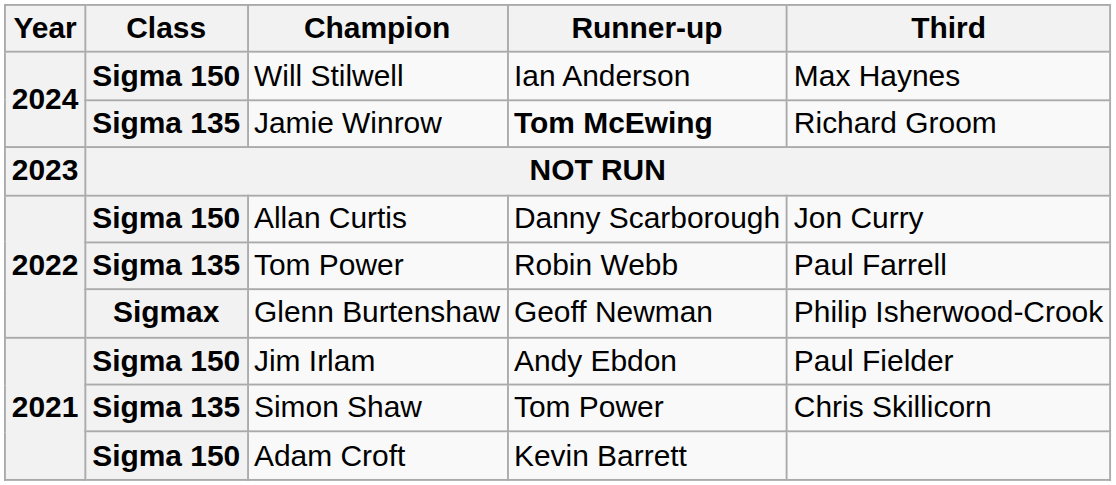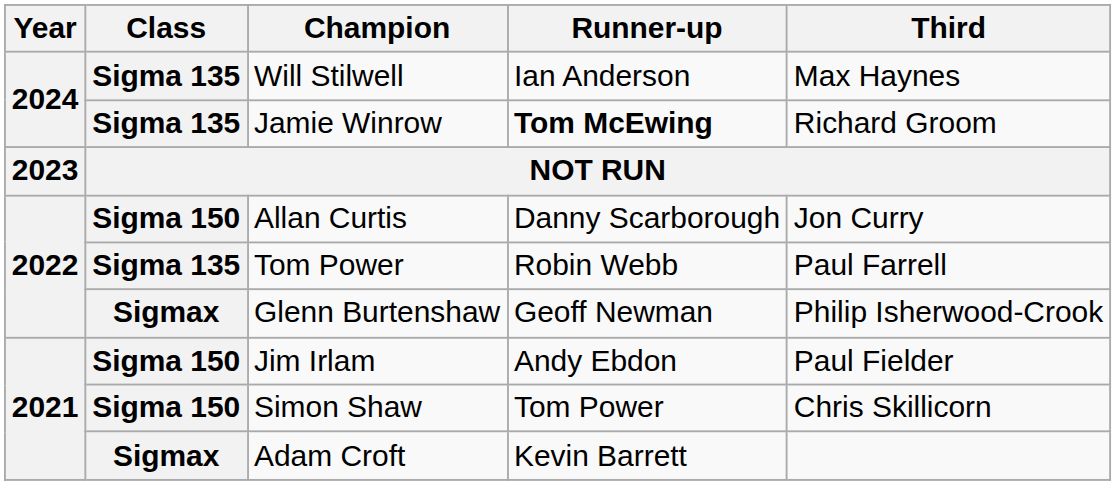(166, 75) Sigma 150 -> (166, 75) Sigma 135
(166, 407) Sigma 135 -> (166, 407) Sigma 150
(166, 455) Sigma 150 -> (166, 455) Sigmax
